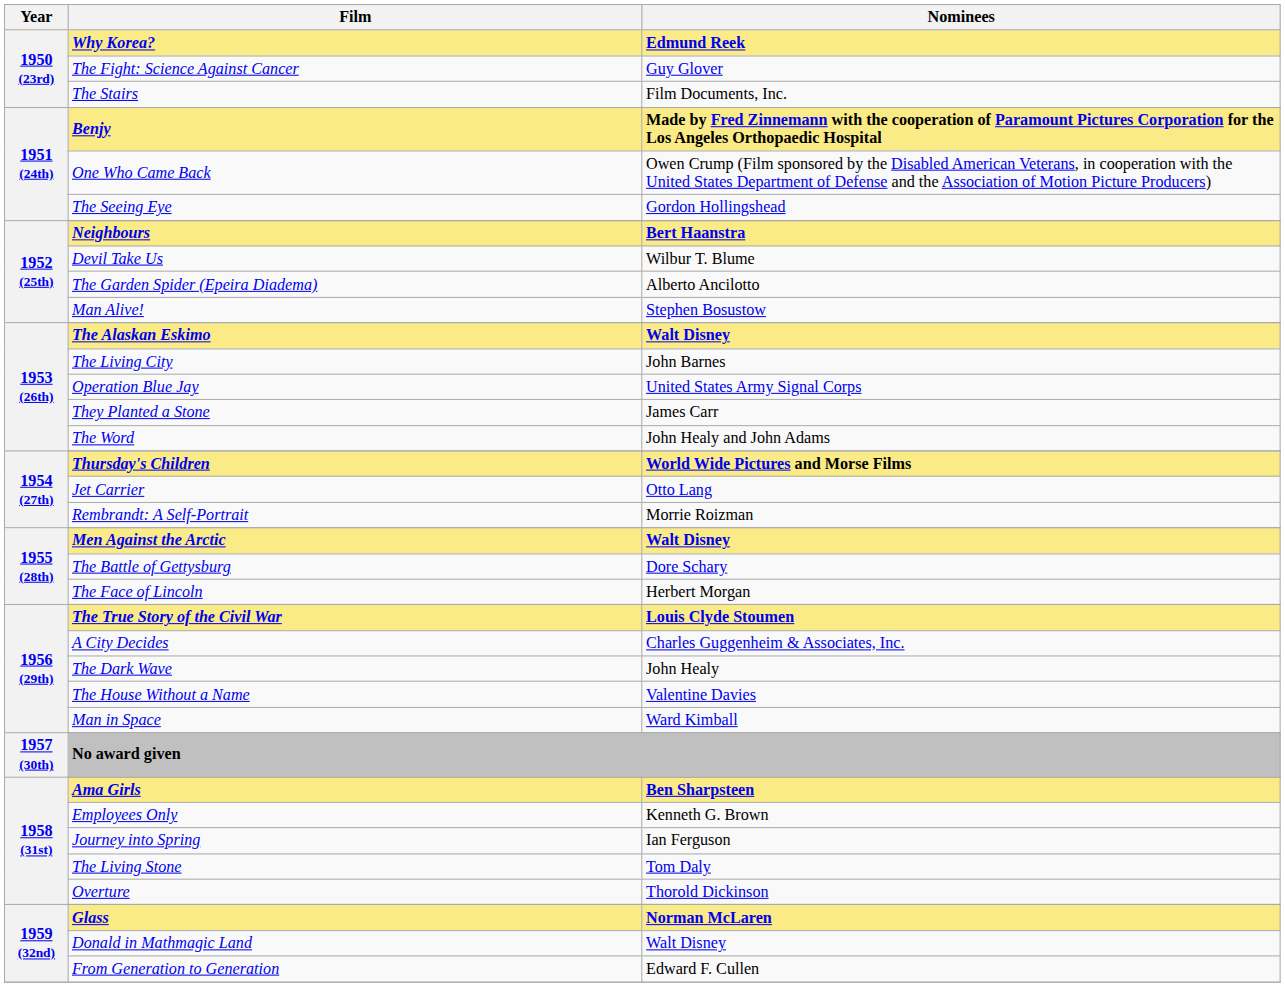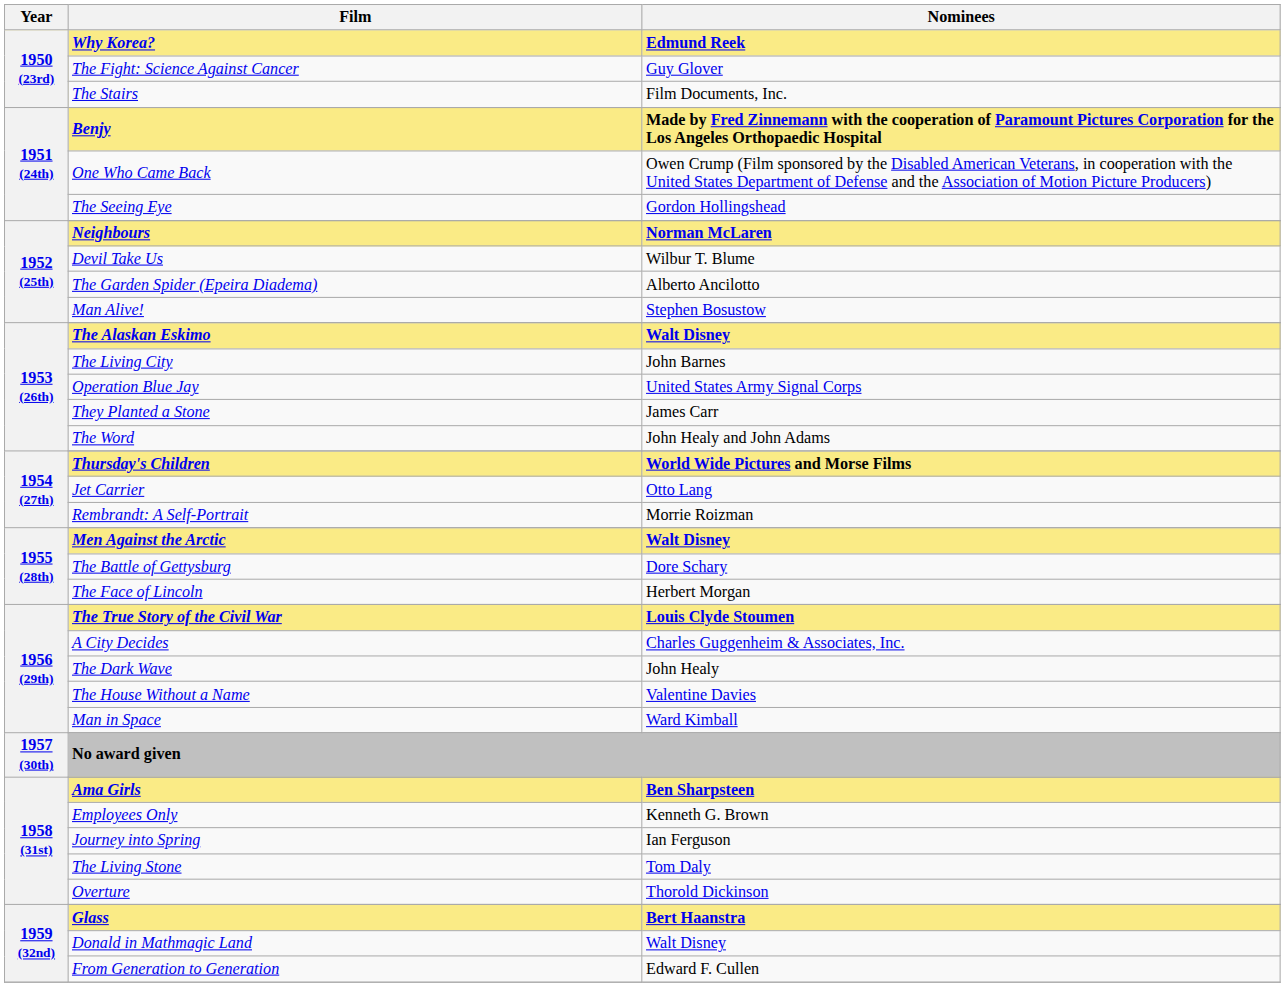(696, 233) Bert Haanstra -> (709, 233) Norman McLaren
(709, 917) Norman McLaren -> (696, 917) Bert Haanstra
